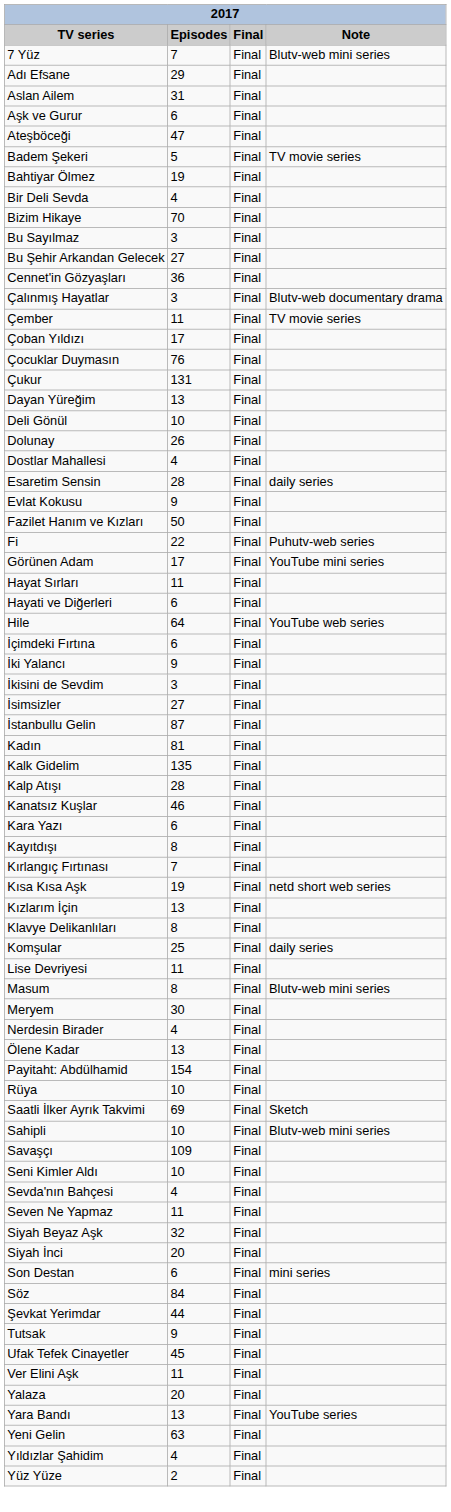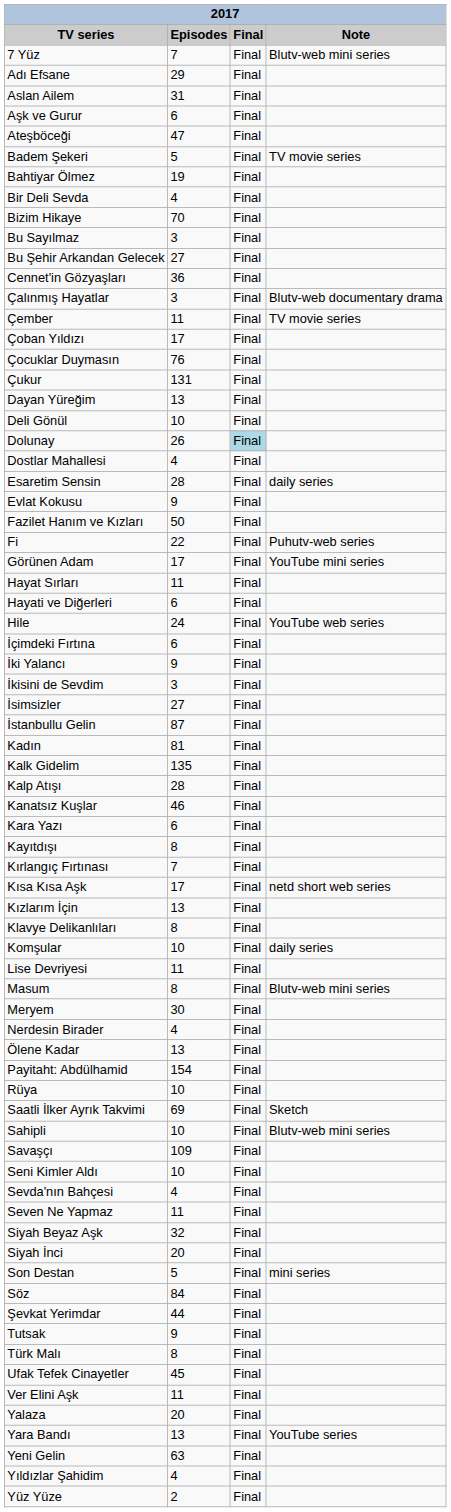(247, 440) no background -> (247, 440) lightblue background
(178, 623) 64 -> (178, 623) 24
(178, 887) 19 -> (178, 887) 17
(178, 948) 25 -> (178, 948) 10
(174, 1273) 6 -> (174, 1273) 5
+ row: (34, 1354)
